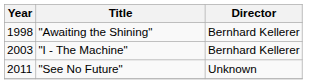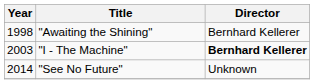(254, 50) normal -> (257, 50) bold
(20, 69) 2011 -> (20, 69) 2014
